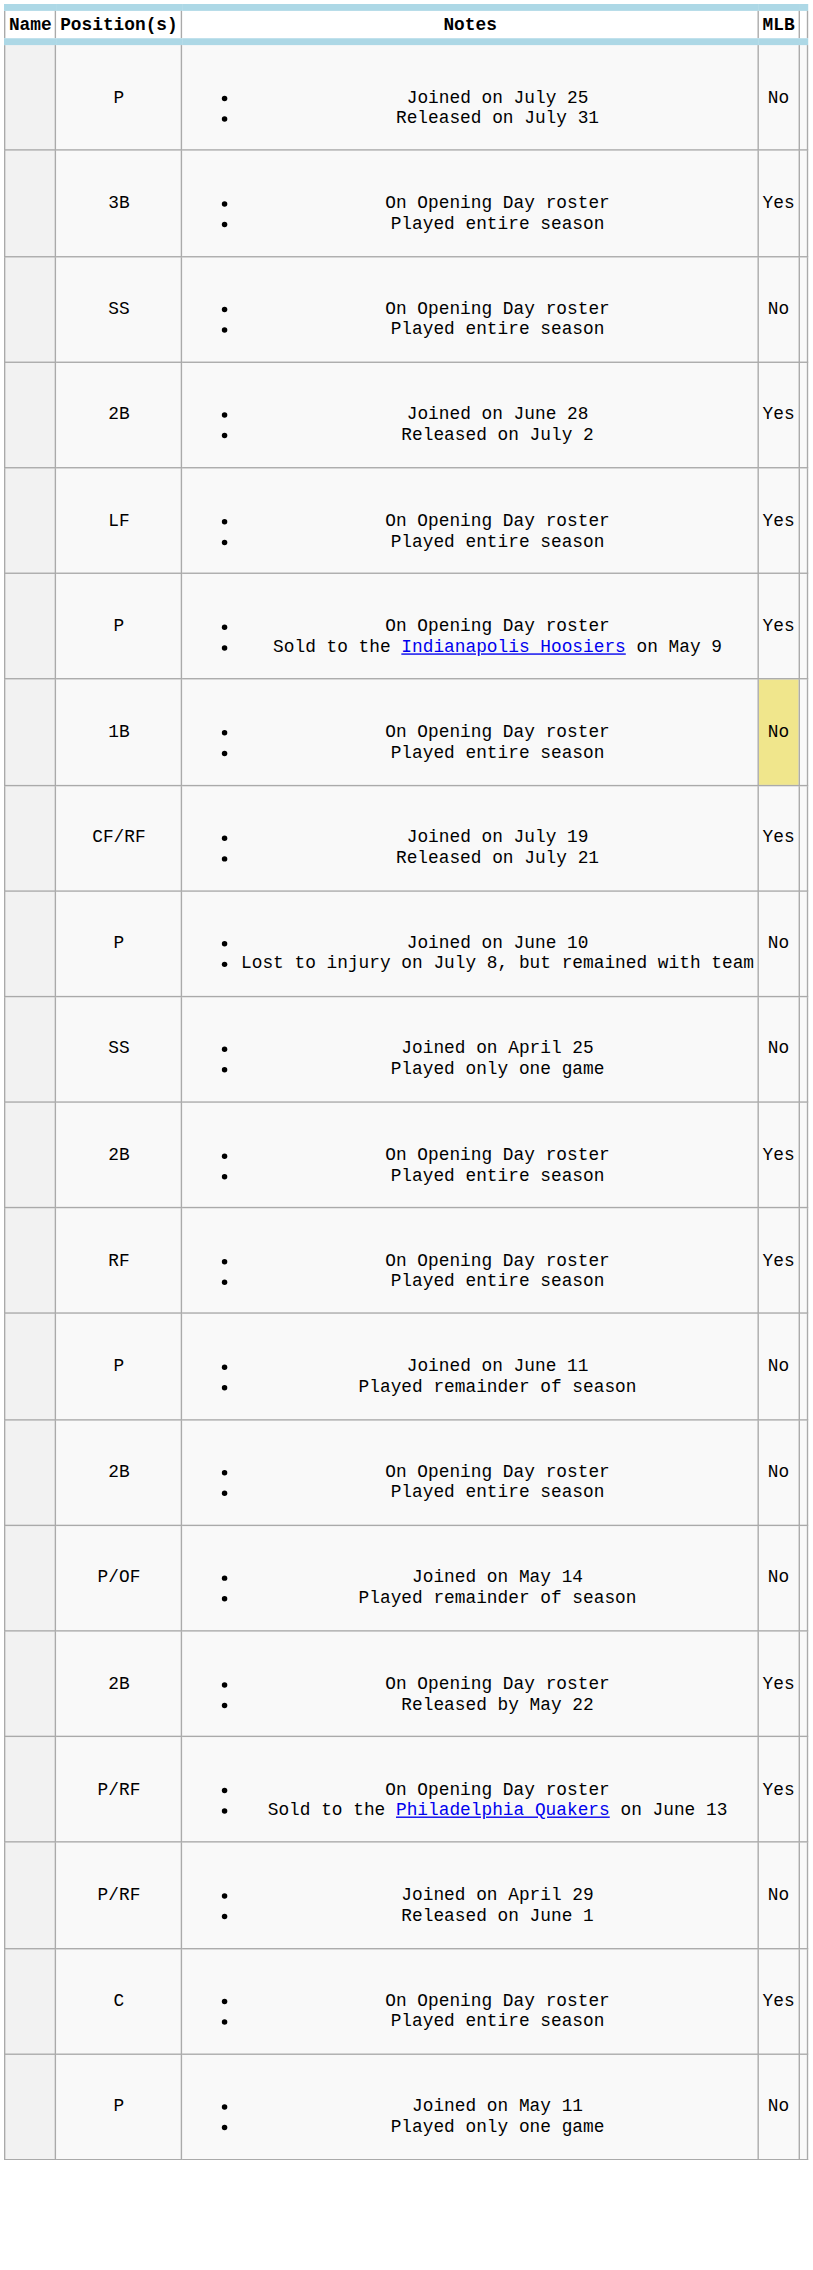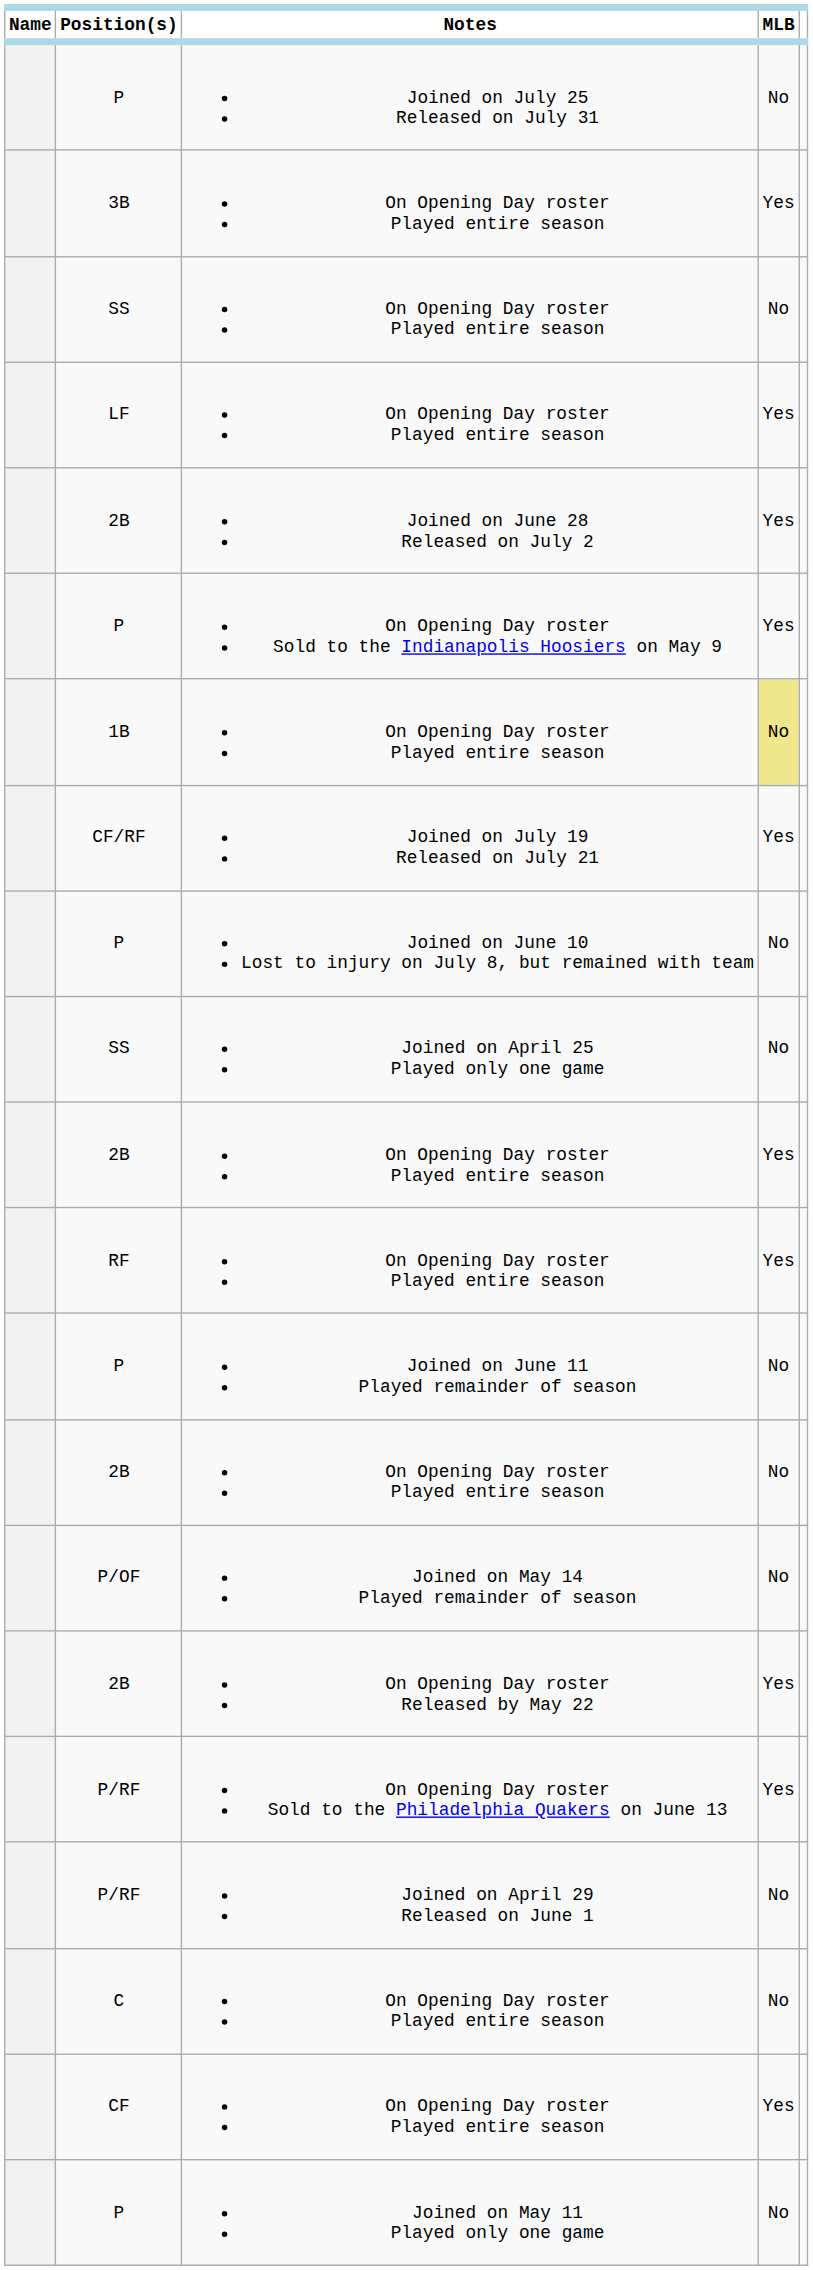rows swapped: (119, 415) <-> (119, 521)
(779, 2001) Yes -> (779, 2001) No
+ row: (119, 2107)
